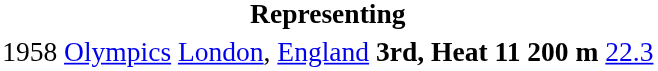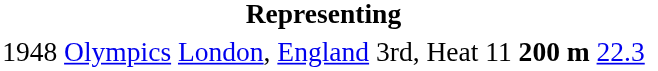(30, 52) 1958 -> (30, 52) 1948
(448, 52) bold -> (444, 52) normal
